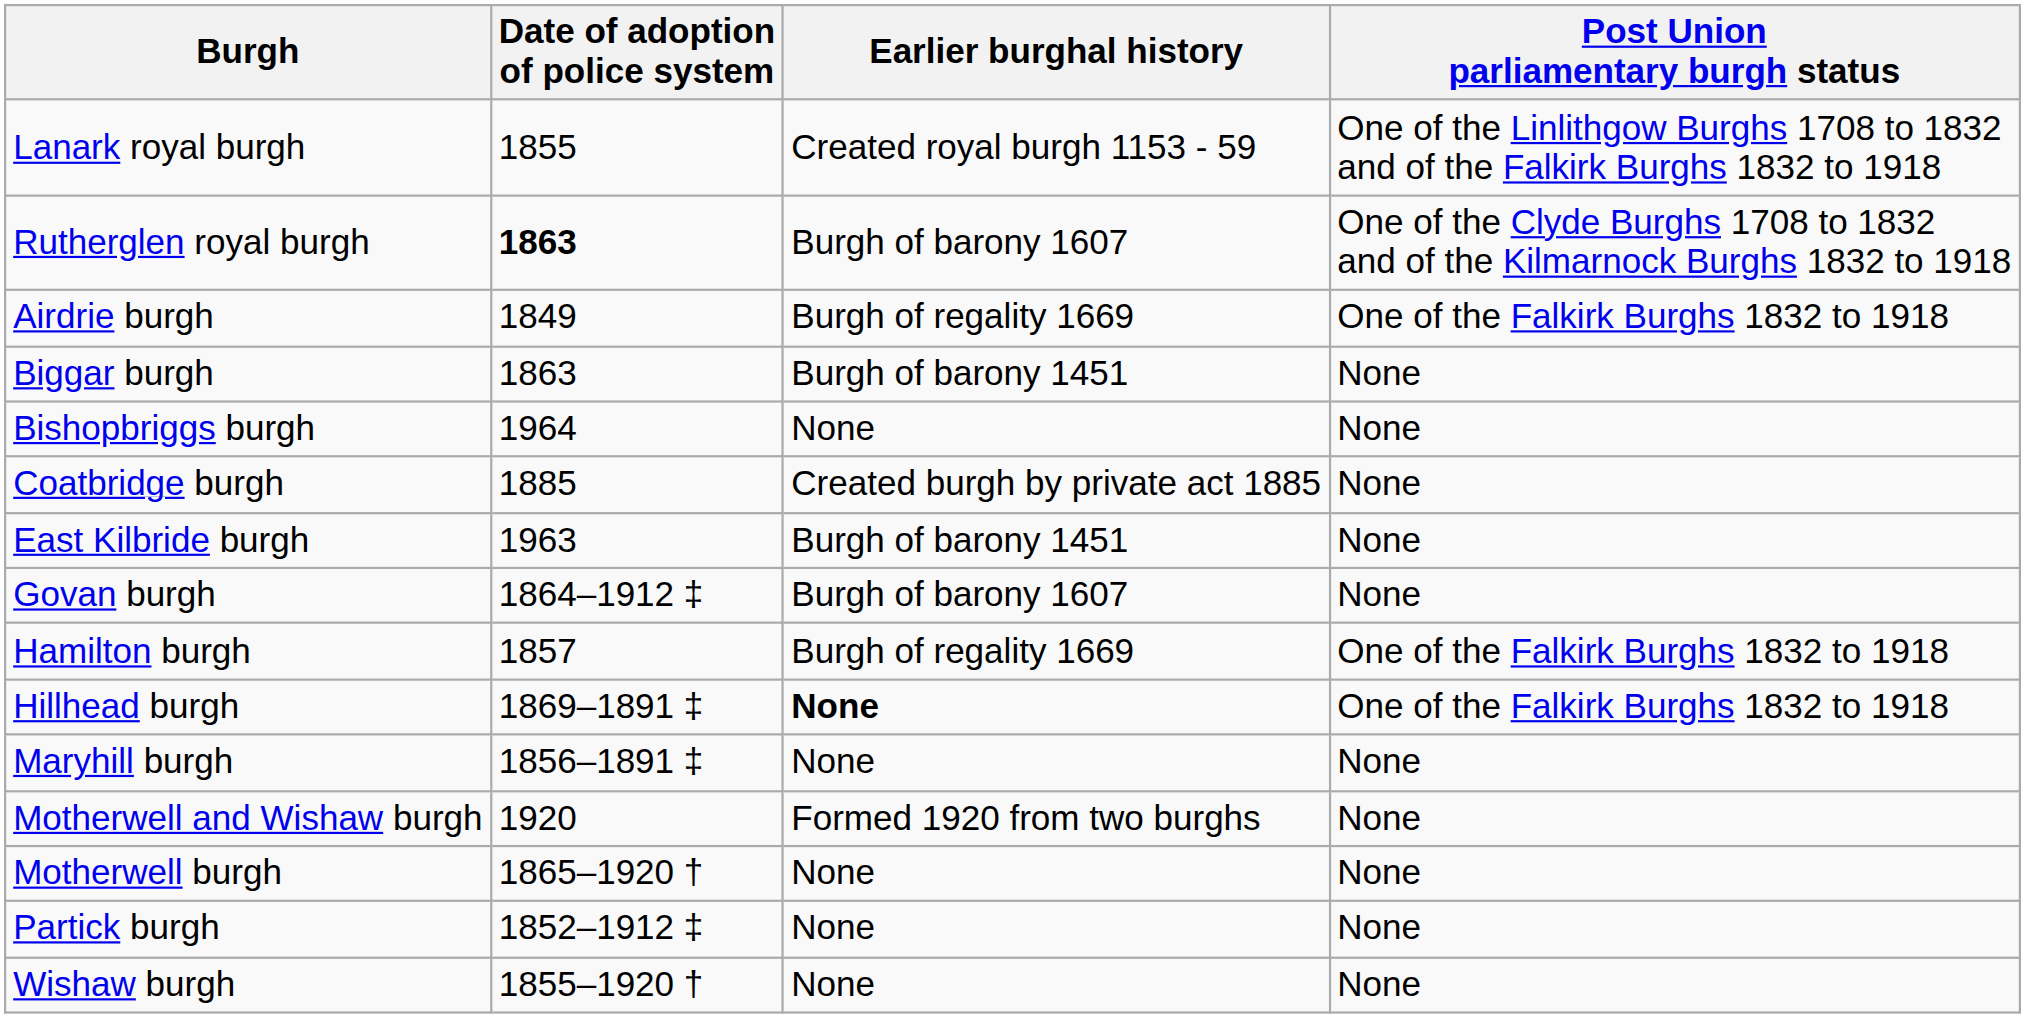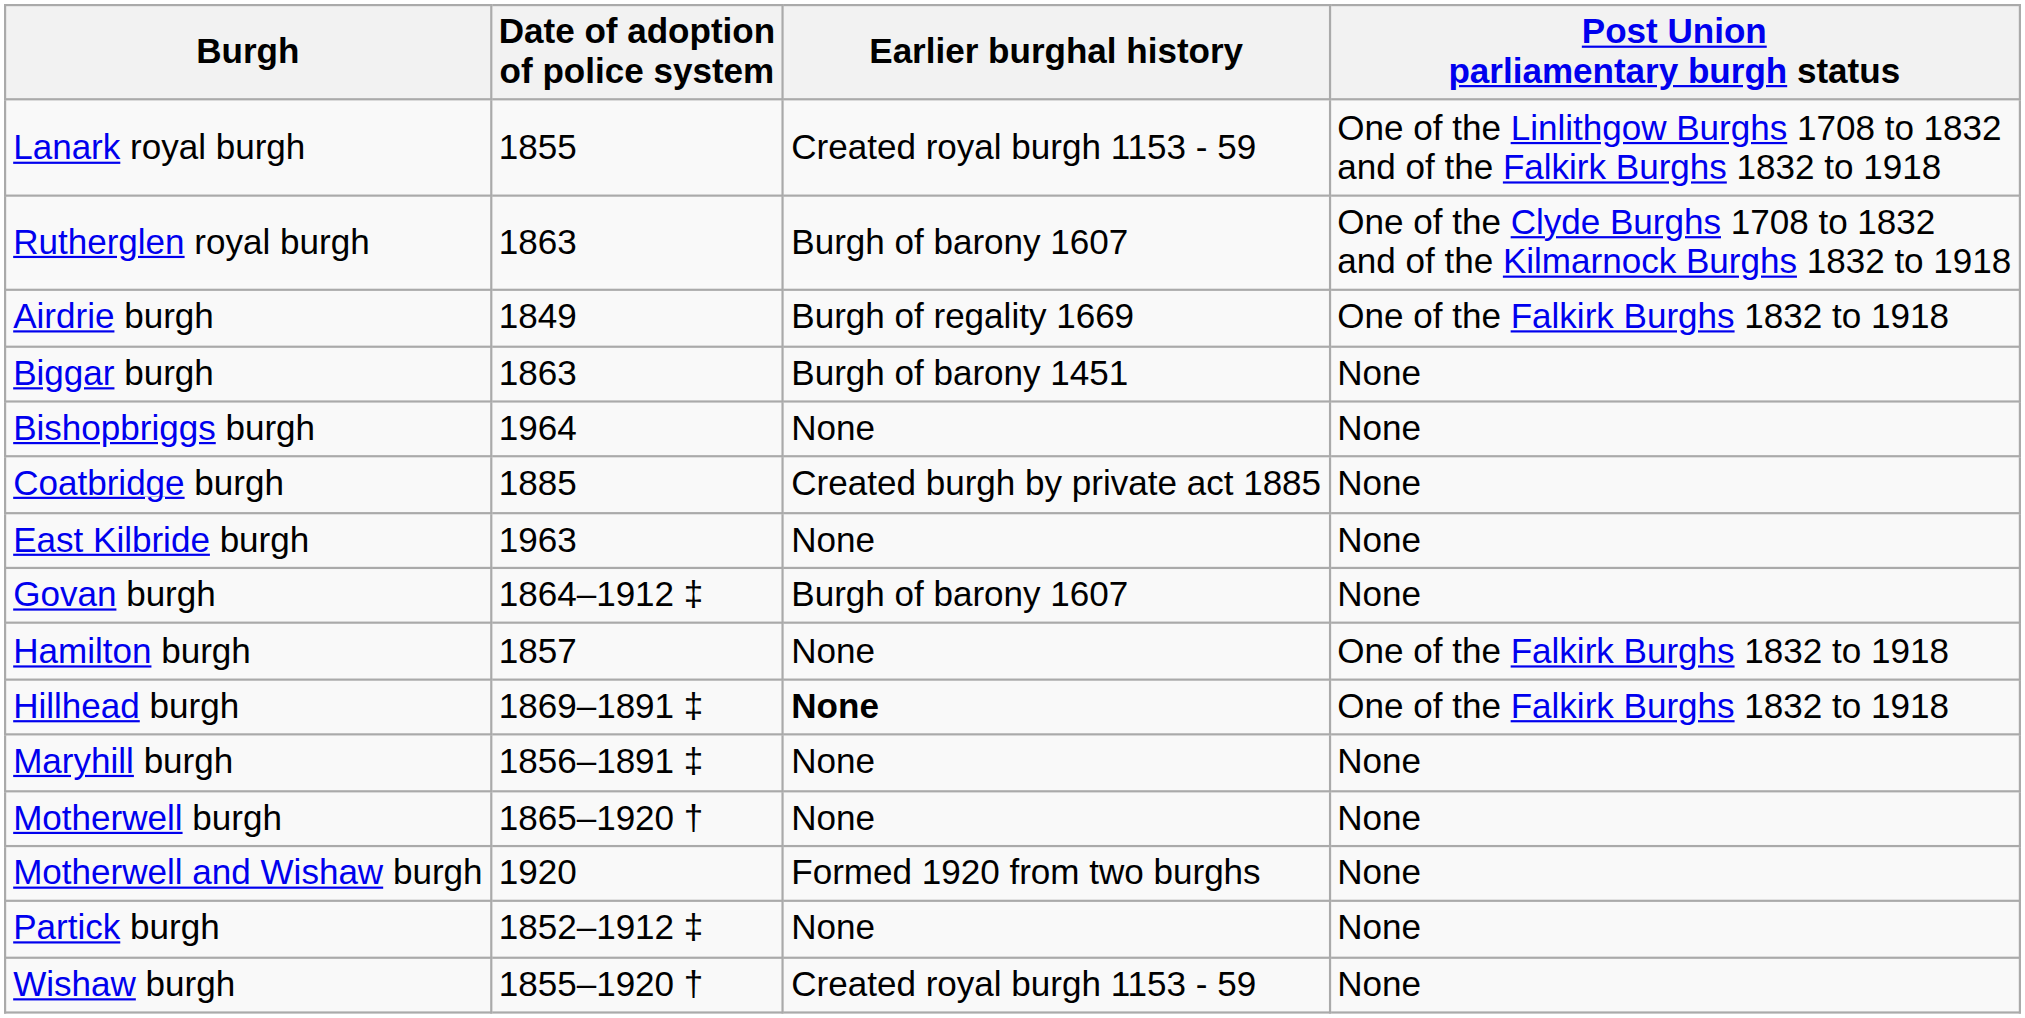(538, 241) bold -> (538, 241) normal
(960, 539) Burgh of barony 1451 -> (833, 539) None
(963, 650) Burgh of regality 1669 -> (833, 650) None
rows swapped: (148, 872) <-> (248, 817)
(833, 984) None -> (1024, 984) Created royal burgh 1153 - 59
